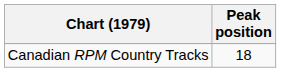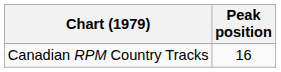(244, 55) 18 -> (244, 55) 16
